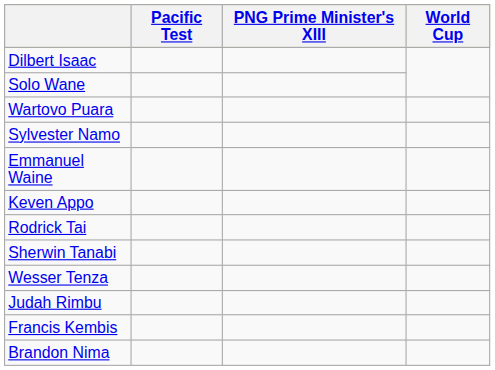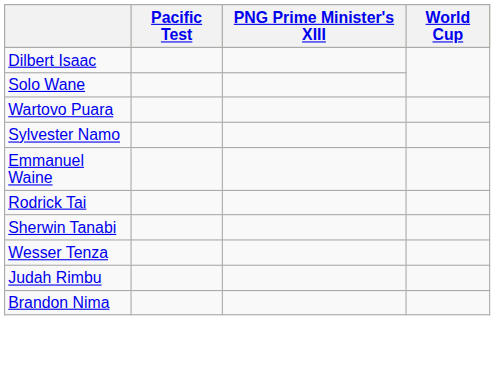- row: (51, 203)
- row: (63, 328)
